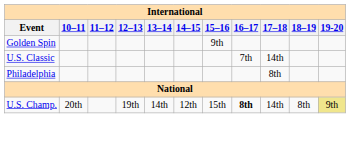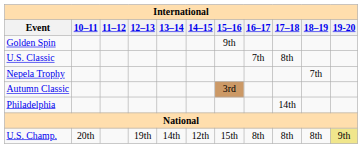(275, 58) 14th -> (287, 58) 8th
+ row: (36, 74)
+ row: (38, 89)
(275, 74) 8th -> (287, 105) 14th
(246, 105) bold -> (258, 136) normal
(275, 105) 14th -> (287, 136) 8th
